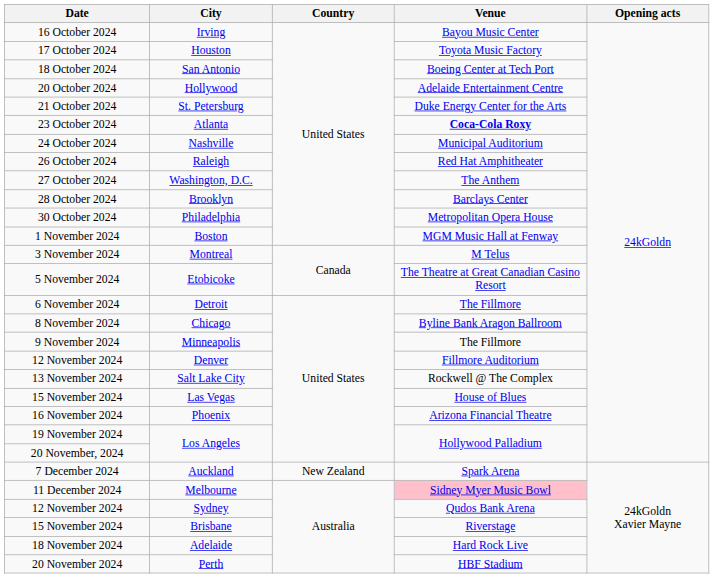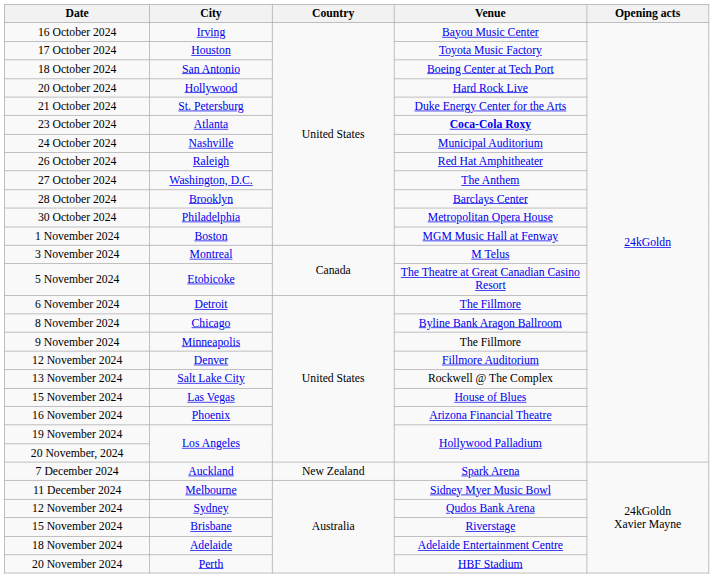(490, 87) Adelaide Entertainment Centre -> (490, 87) Hard Rock Live
(490, 489) pink background -> (490, 489) no background
(490, 545) Hard Rock Live -> (490, 545) Adelaide Entertainment Centre
